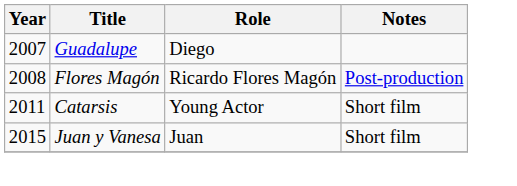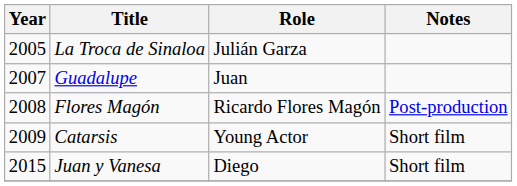+ row: (130, 48)
(192, 48) Diego -> (230, 78) Juan
(27, 107) 2011 -> (27, 136) 2009
(186, 136) Juan -> (236, 166) Diego
